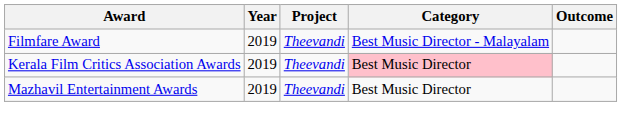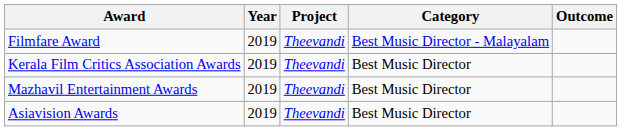(411, 65) pink background -> (411, 65) no background
+ row: (63, 113)
